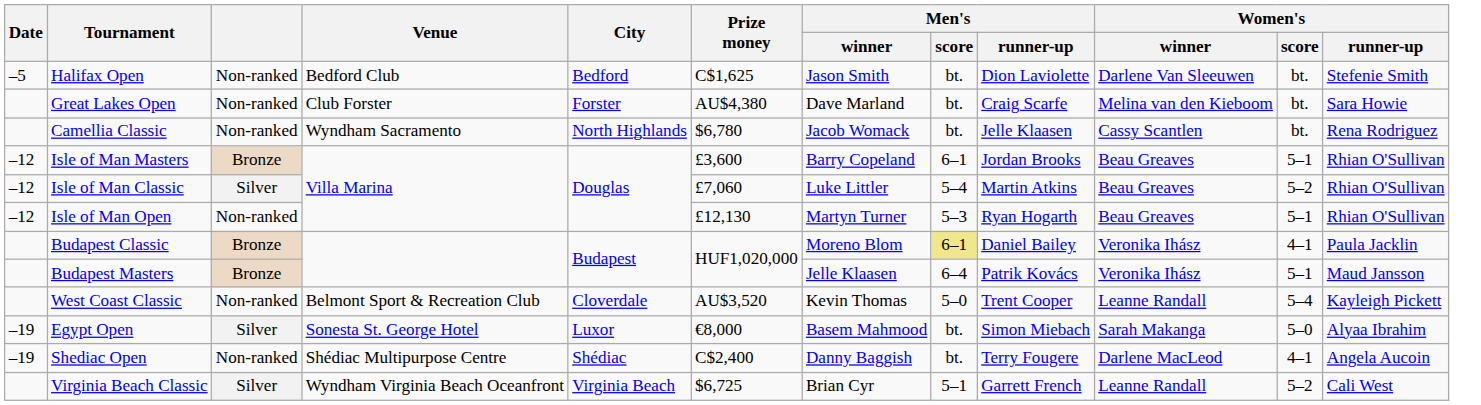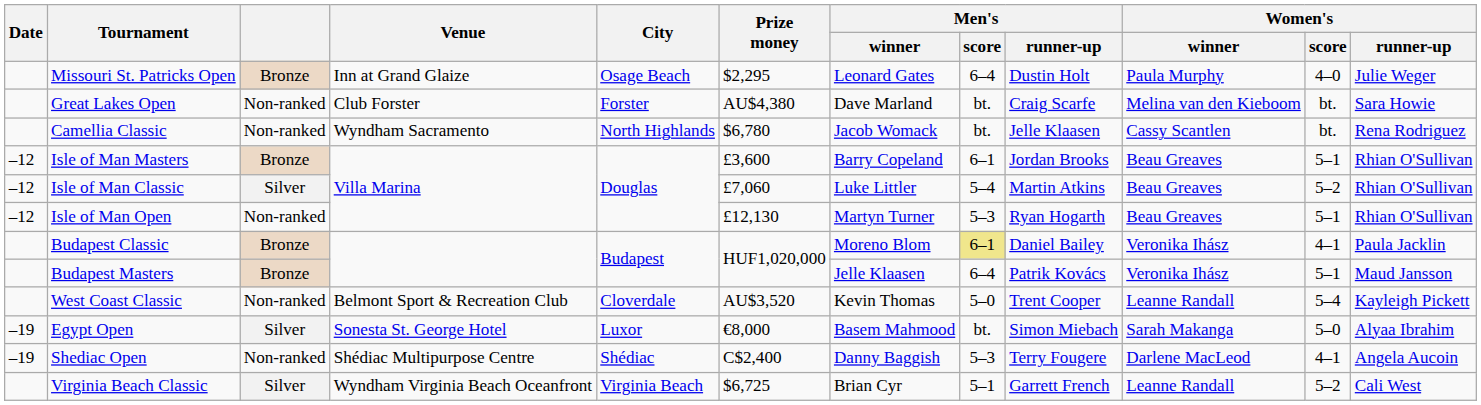+ row: (143, 74)
- row: (97, 74)
(954, 357) bt. -> (982, 357) 5–3
